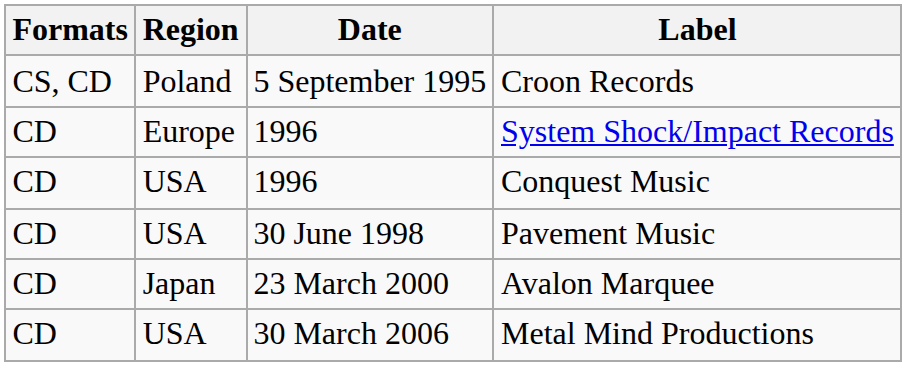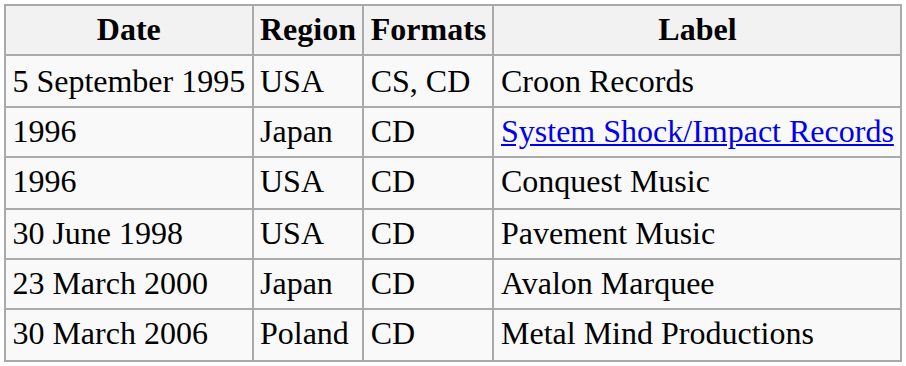columns swapped: (70, 29) <-> (370, 29)
(187, 80) Poland -> (292, 80) USA
(189, 131) Europe -> (296, 131) Japan
(175, 334) USA -> (304, 334) Poland
